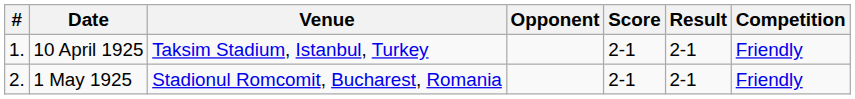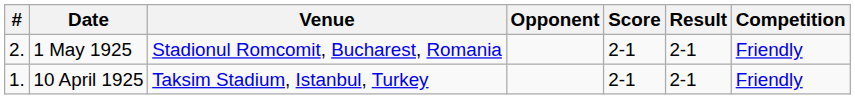rows swapped: (88, 50) <-> (83, 79)
